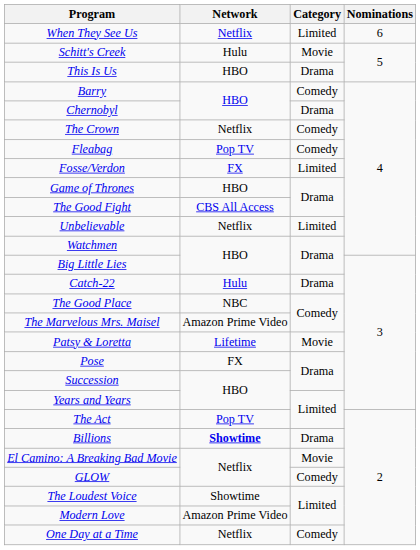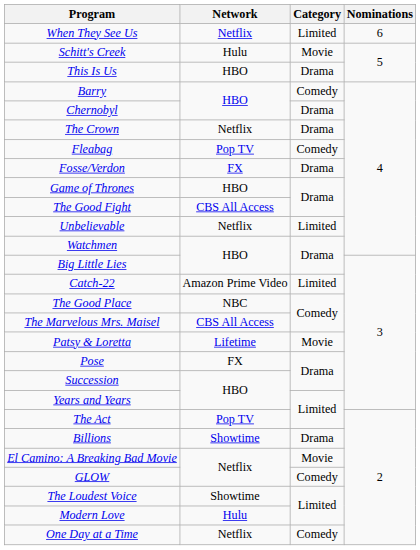(317, 129) Comedy -> (317, 129) Drama
(317, 168) Limited -> (317, 168) Drama
(235, 284) Hulu -> (235, 284) Amazon Prime Video
(317, 284) Drama -> (317, 284) Limited
(235, 322) Amazon Prime Video -> (235, 322) CBS All Access
(235, 438) bold -> (235, 438) normal
(235, 515) Amazon Prime Video -> (235, 515) Hulu
